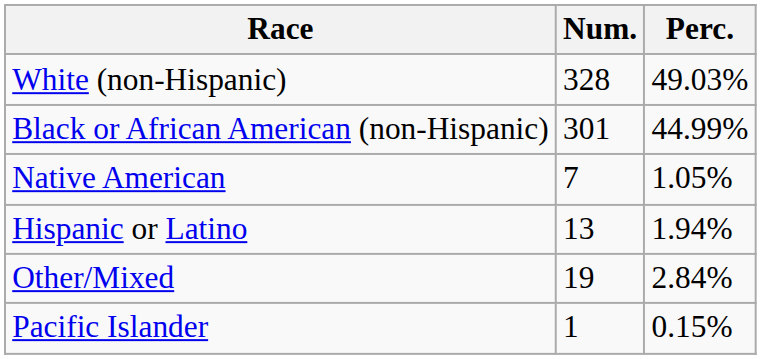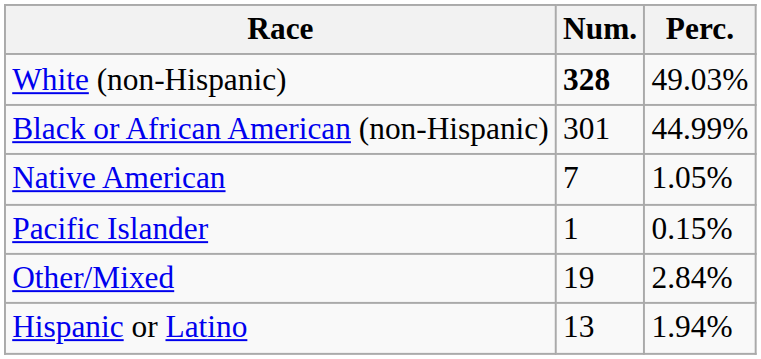(587, 79) normal -> (587, 79) bold
rows swapped: (110, 327) <-> (130, 228)
